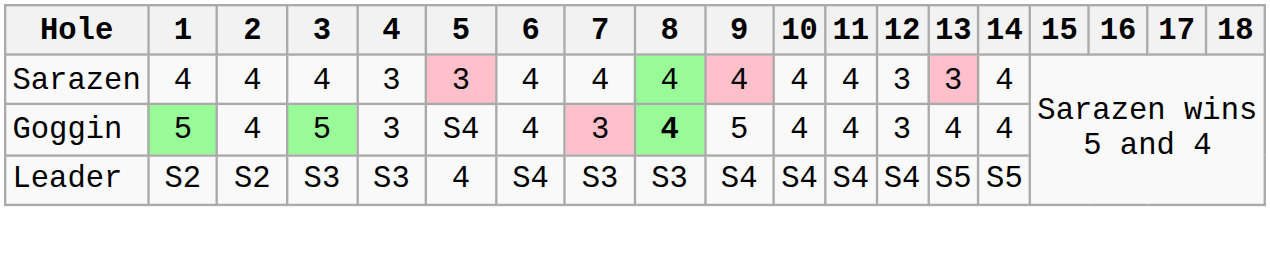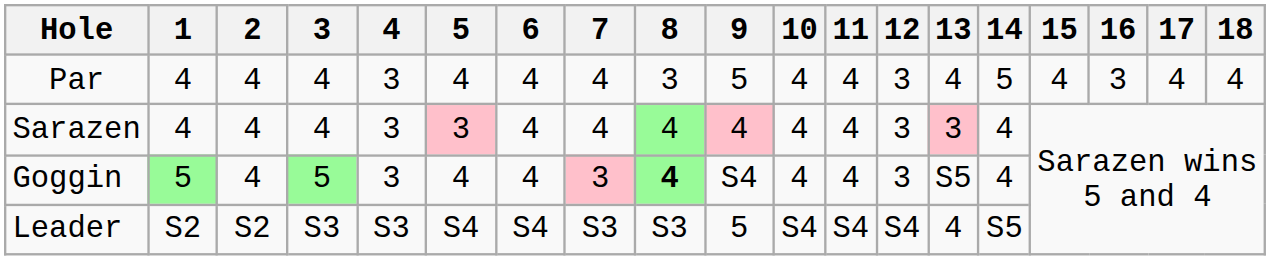+ row: (77, 80)
(461, 130) S4 -> (461, 179) 4
(739, 130) 5 -> (739, 179) S4
(953, 130) 4 -> (953, 179) S5
(461, 179) 4 -> (461, 229) S4
(739, 179) S4 -> (739, 229) 5
(953, 179) S5 -> (953, 229) 4
